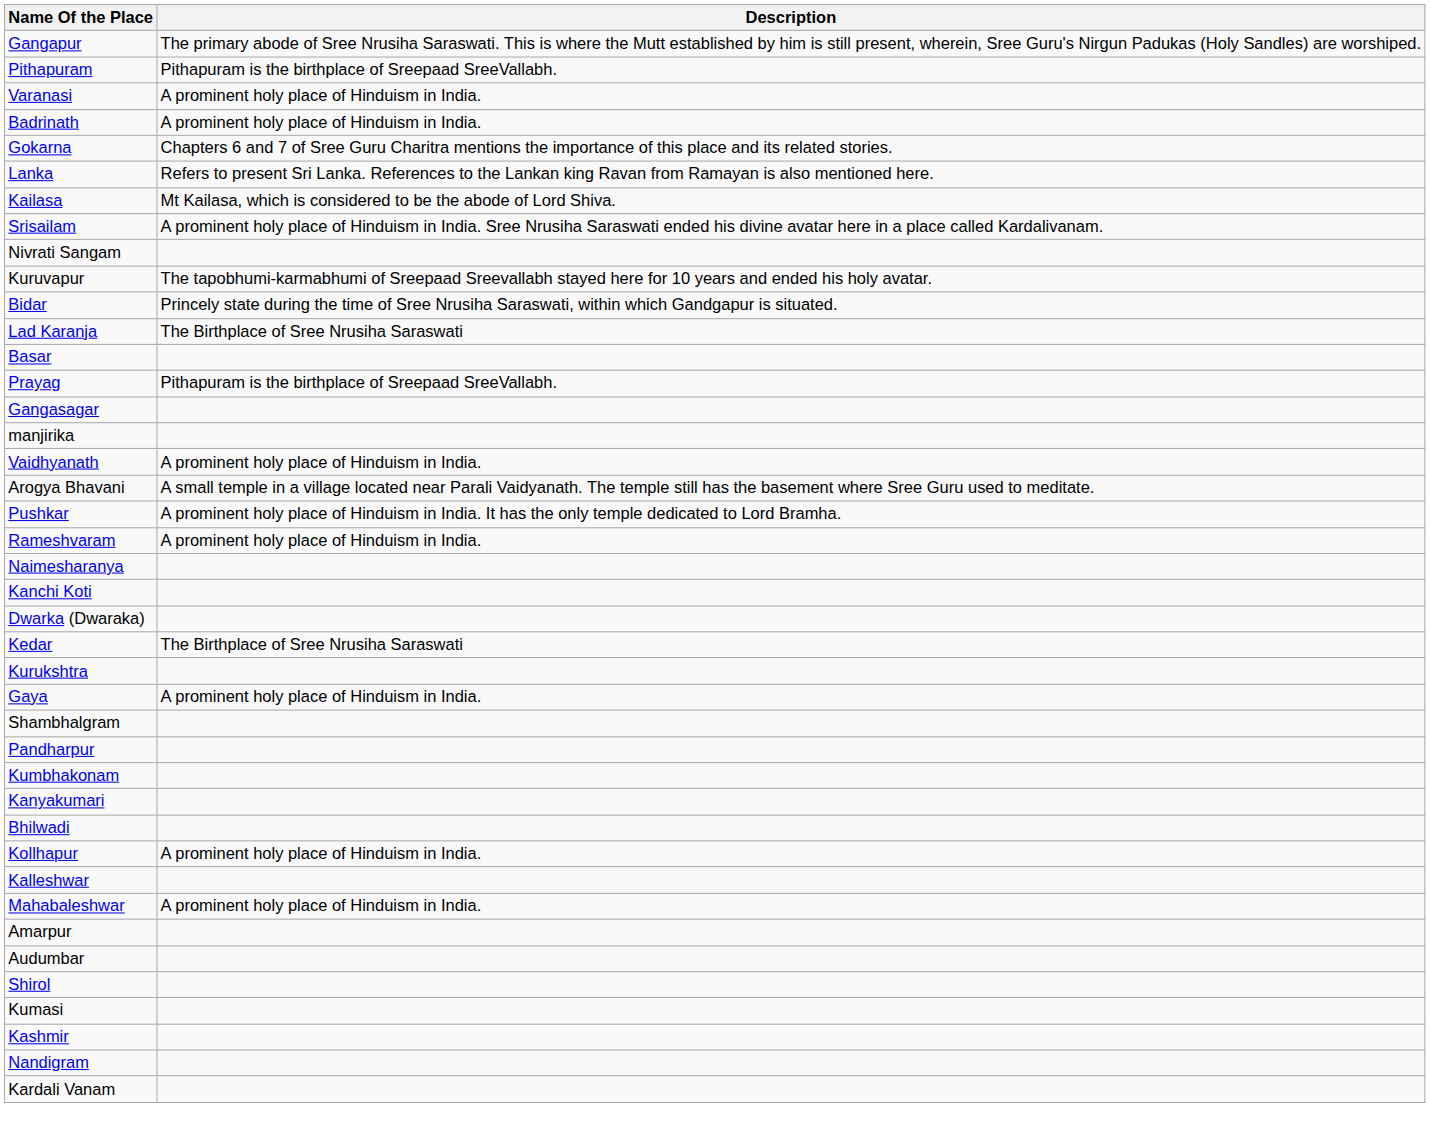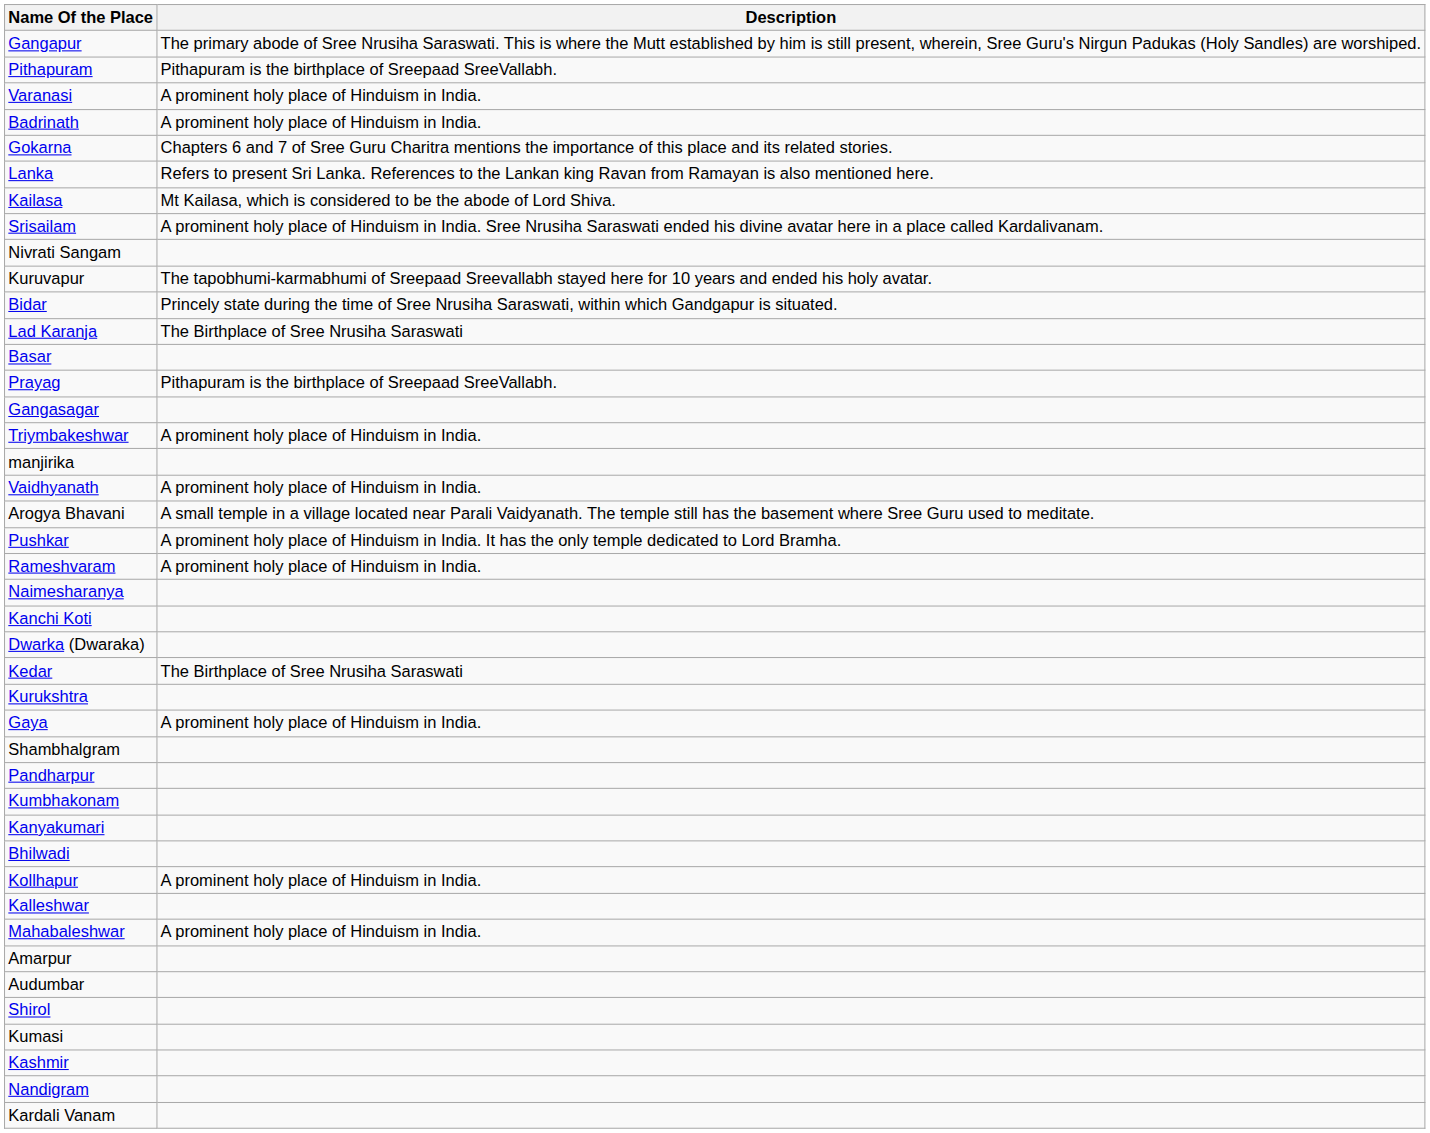+ row: (68, 435)
